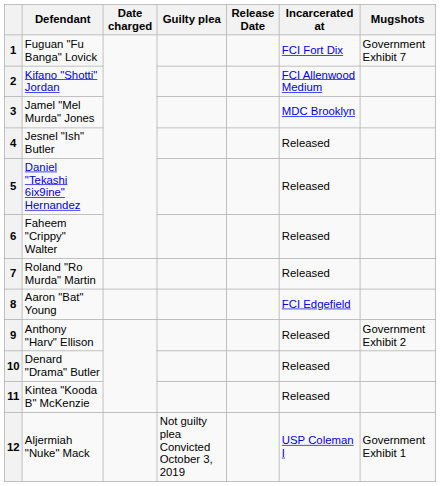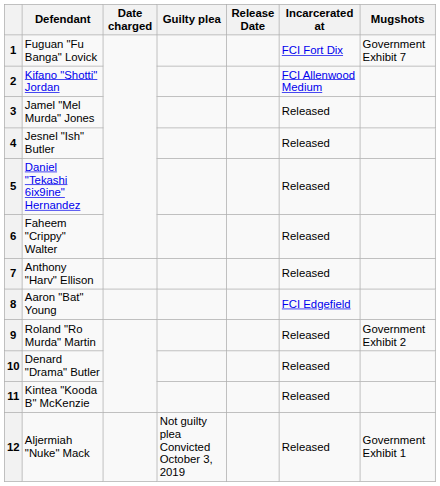(318, 112) MDC Brooklyn -> (306, 112) Released
(60, 273) Roland "Ro Murda" Martin -> (59, 273) Anthony "Harv" Ellison
(59, 335) Anthony "Harv" Ellison -> (60, 335) Roland "Ro Murda" Martin
(318, 446) USP Coleman I -> (306, 446) Released
